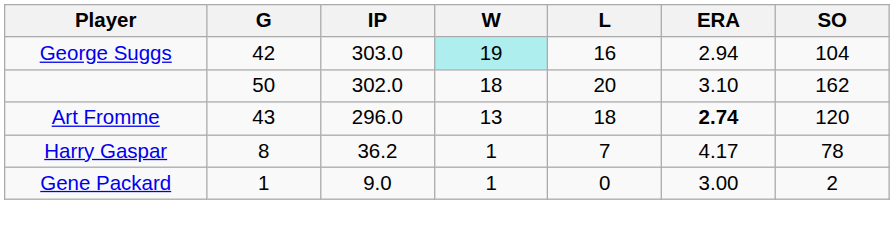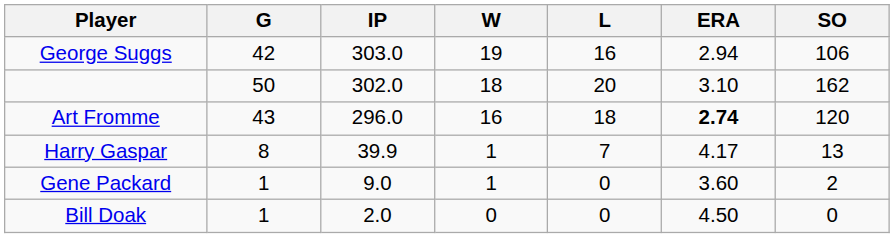(491, 53) paleturquoise background -> (491, 53) no background
(832, 53) 104 -> (832, 53) 106
(491, 118) 13 -> (491, 118) 16
(377, 150) 36.2 -> (377, 150) 39.9
(832, 150) 78 -> (832, 150) 13
(719, 183) 3.00 -> (719, 183) 3.60
+ row: (106, 215)
